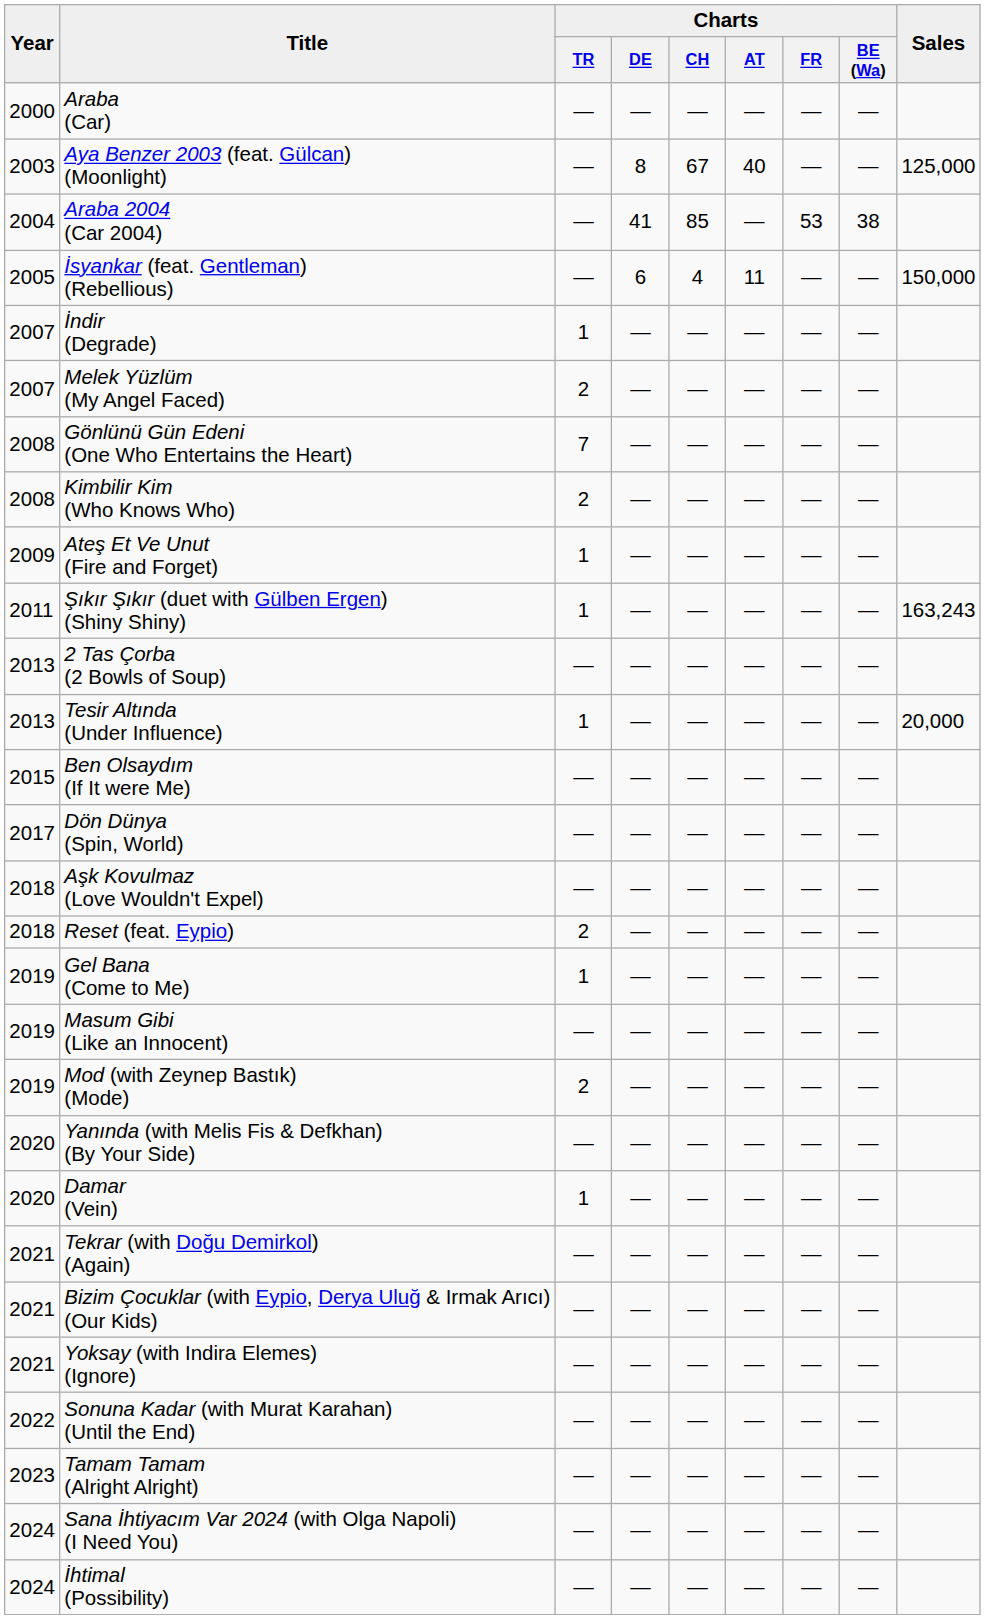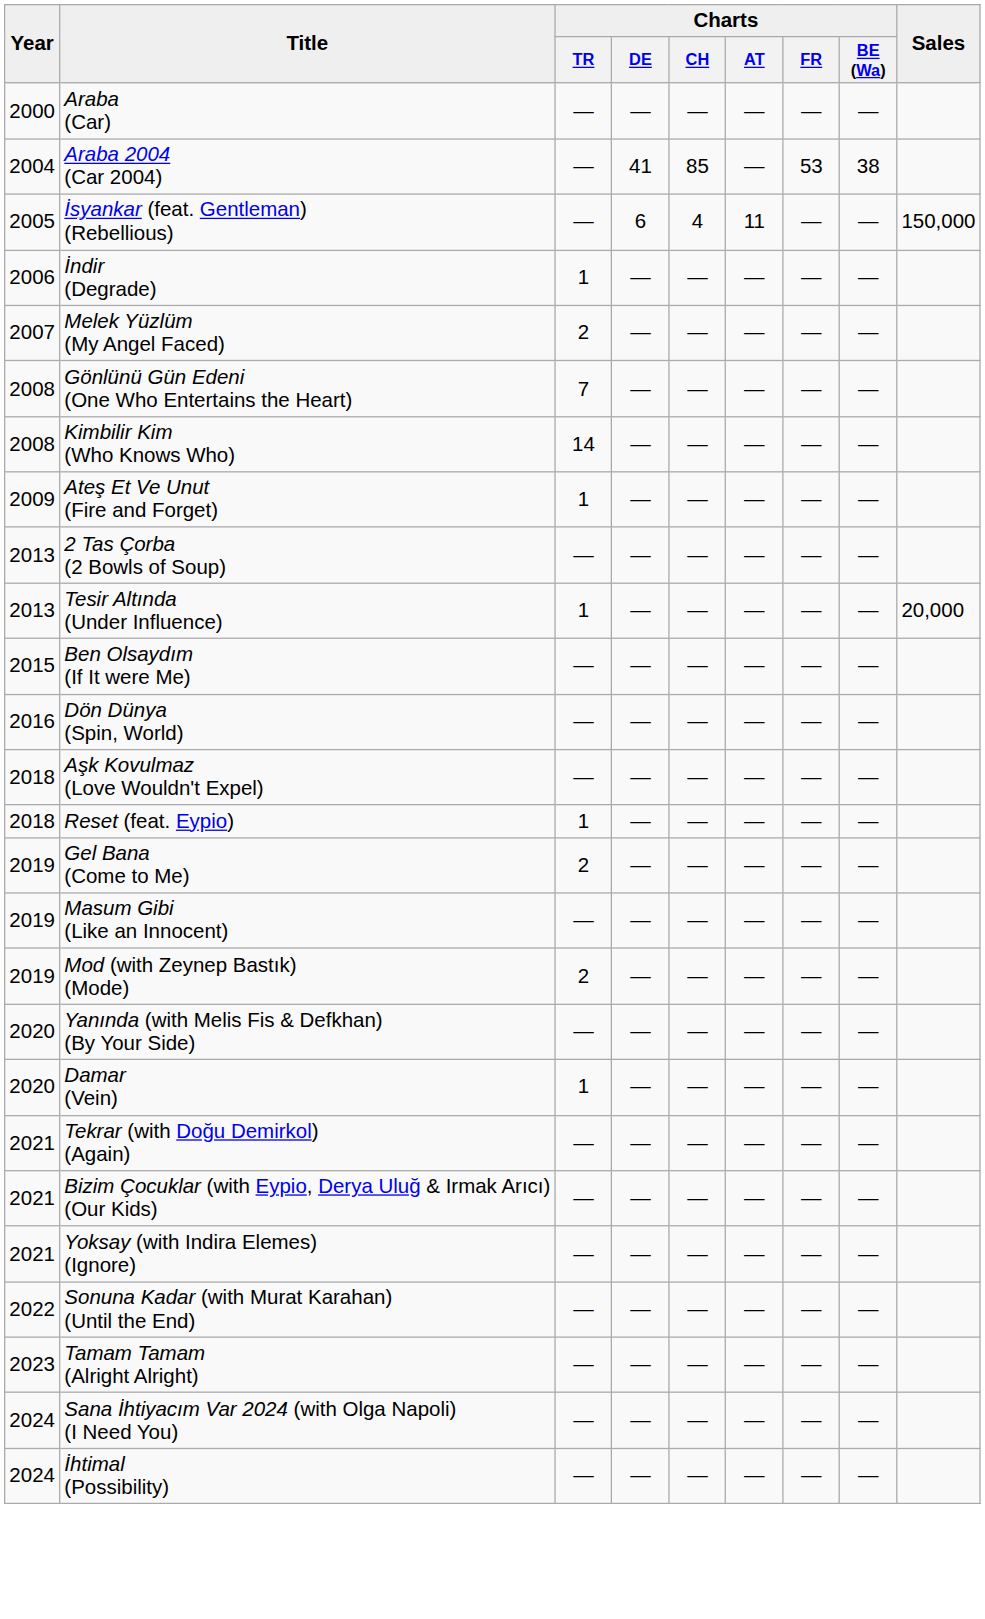- row: (208, 166)
(32, 333) 2007 -> (32, 277) 2006
(584, 499) 2 -> (584, 444) 14
- row: (226, 610)
(32, 832) 2017 -> (32, 721) 2016
(584, 932) 2 -> (584, 821) 1
(584, 976) 1 -> (584, 865) 2
